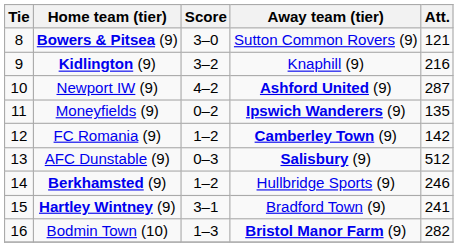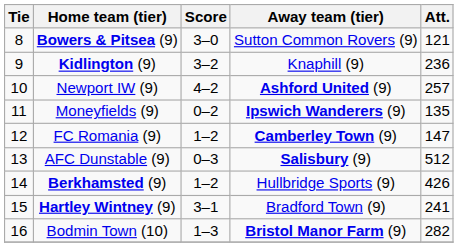(437, 64) 216 -> (437, 64) 236
(437, 87) 287 -> (437, 87) 257
(437, 135) 142 -> (437, 135) 147
(437, 183) 246 -> (437, 183) 426
